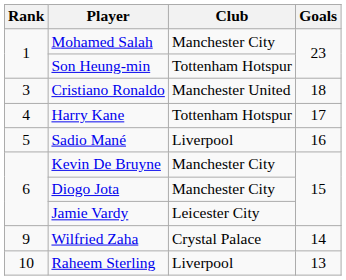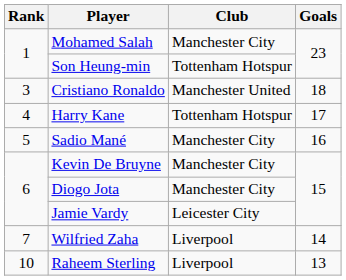(203, 139) Liverpool -> (224, 139) Manchester City
(26, 238) 9 -> (26, 238) 7
(217, 238) Crystal Palace -> (203, 238) Liverpool
